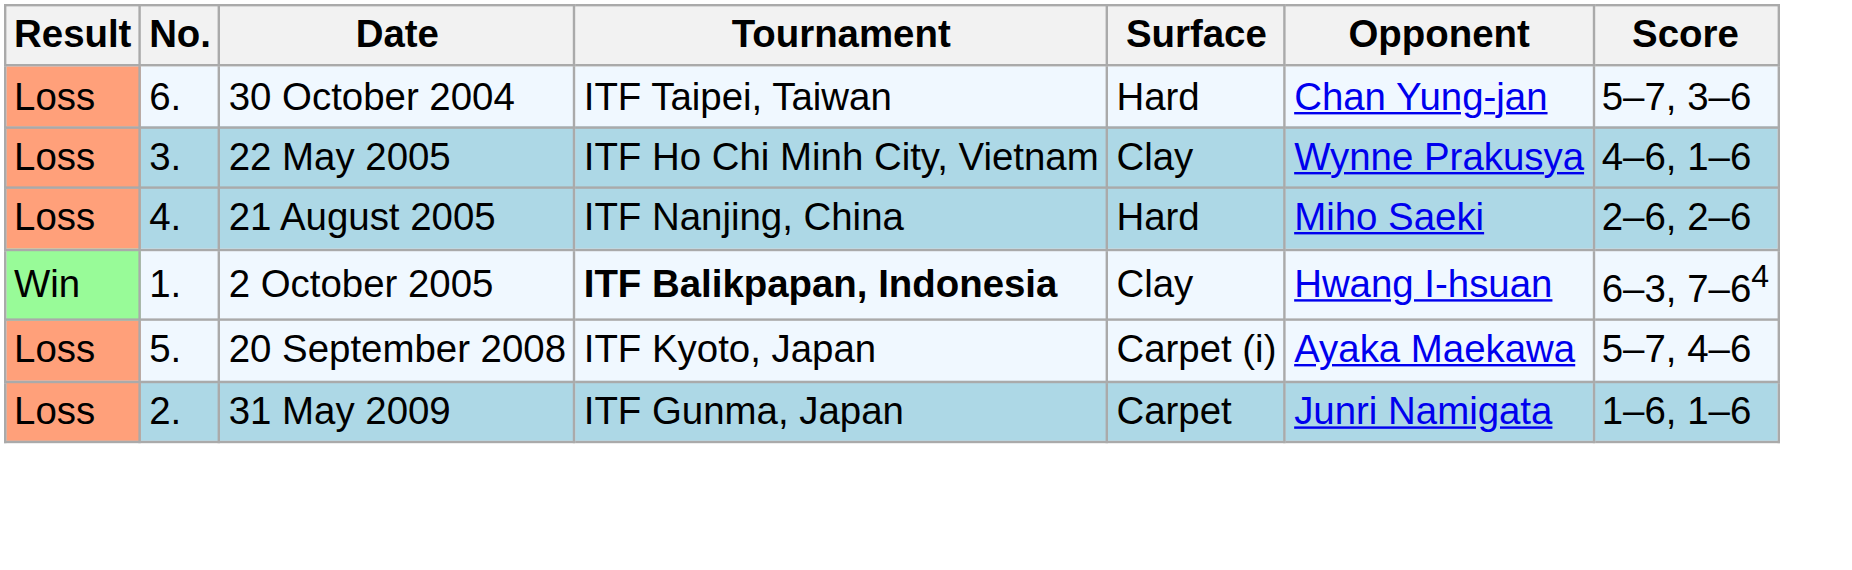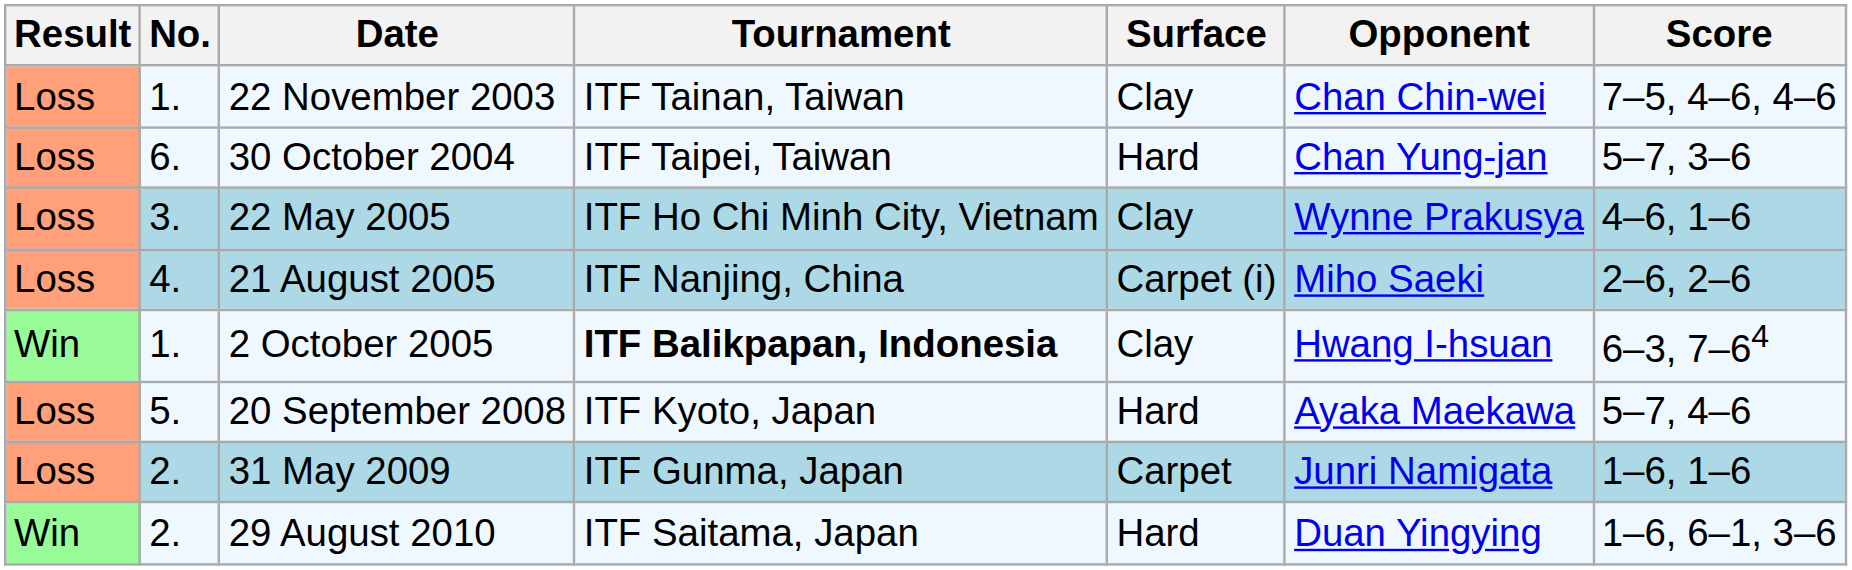+ row: (392, 95)
(1158, 217) Hard -> (1196, 278) Carpet (i)
(1196, 349) Carpet (i) -> (1158, 410) Hard
+ row: (362, 532)
